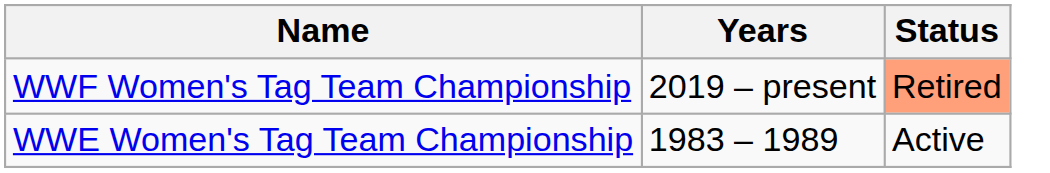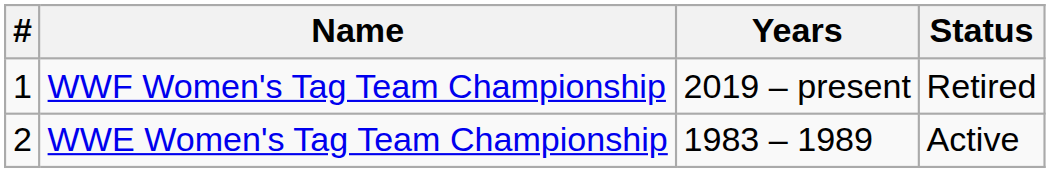+ column: (22, 31)
(947, 85) lightsalmon background -> (982, 85) no background
